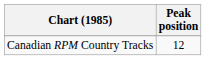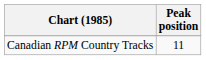(179, 45) 12 -> (179, 45) 11
